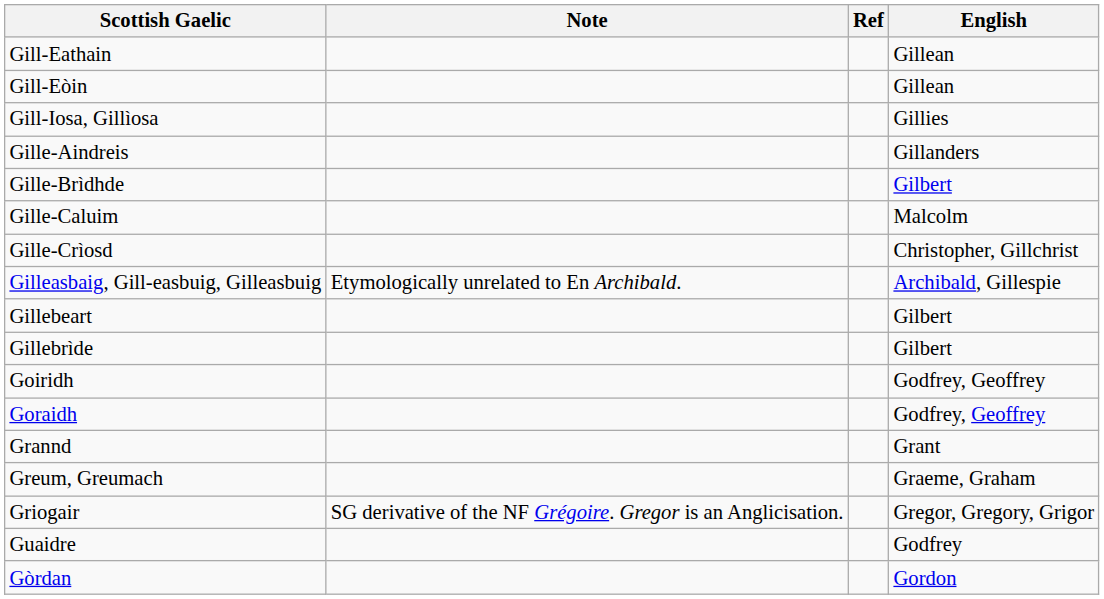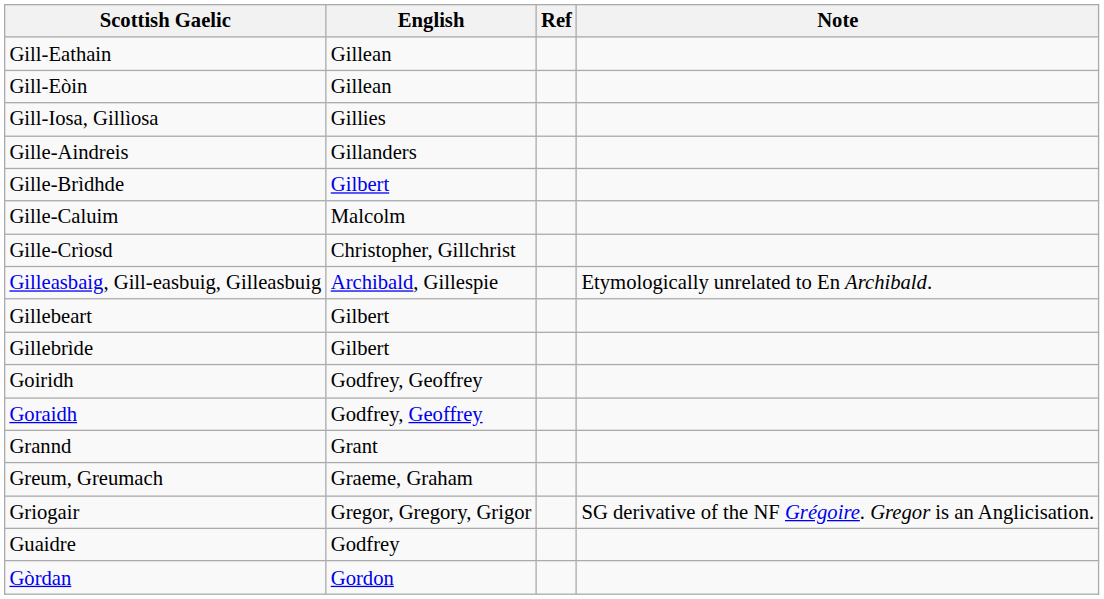columns swapped: (994, 20) <-> (587, 20)
